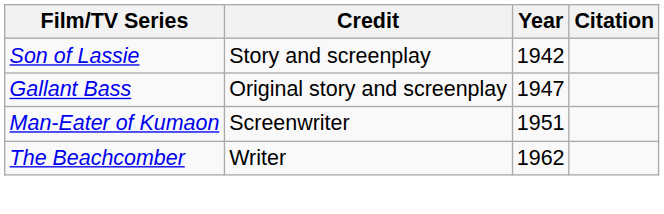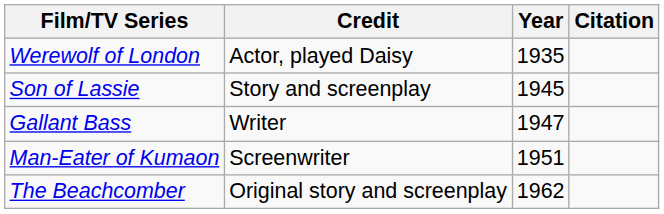+ row: (105, 55)
(541, 55) 1942 -> (541, 89) 1945
(368, 89) Original story and screenplay -> (258, 123) Writer
(258, 157) Writer -> (368, 191) Original story and screenplay
